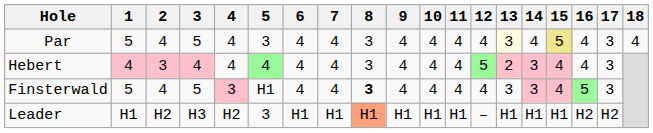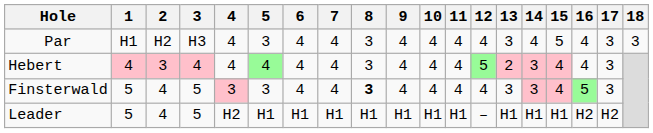(128, 41) 5 -> (128, 41) H1
(163, 41) 4 -> (163, 41) H2
(197, 41) 5 -> (197, 41) H3
(509, 41) lightyellow background -> (509, 41) no background
(559, 41) khaki background -> (559, 41) no background
(635, 41) 4 -> (635, 41) 3
(266, 91) H1 -> (266, 91) 3
(128, 115) H1 -> (128, 115) 5
(163, 115) H2 -> (163, 115) 4
(197, 115) H3 -> (197, 115) 5
(266, 115) 3 -> (266, 115) H1
(369, 115) lightsalmon background -> (369, 115) no background
